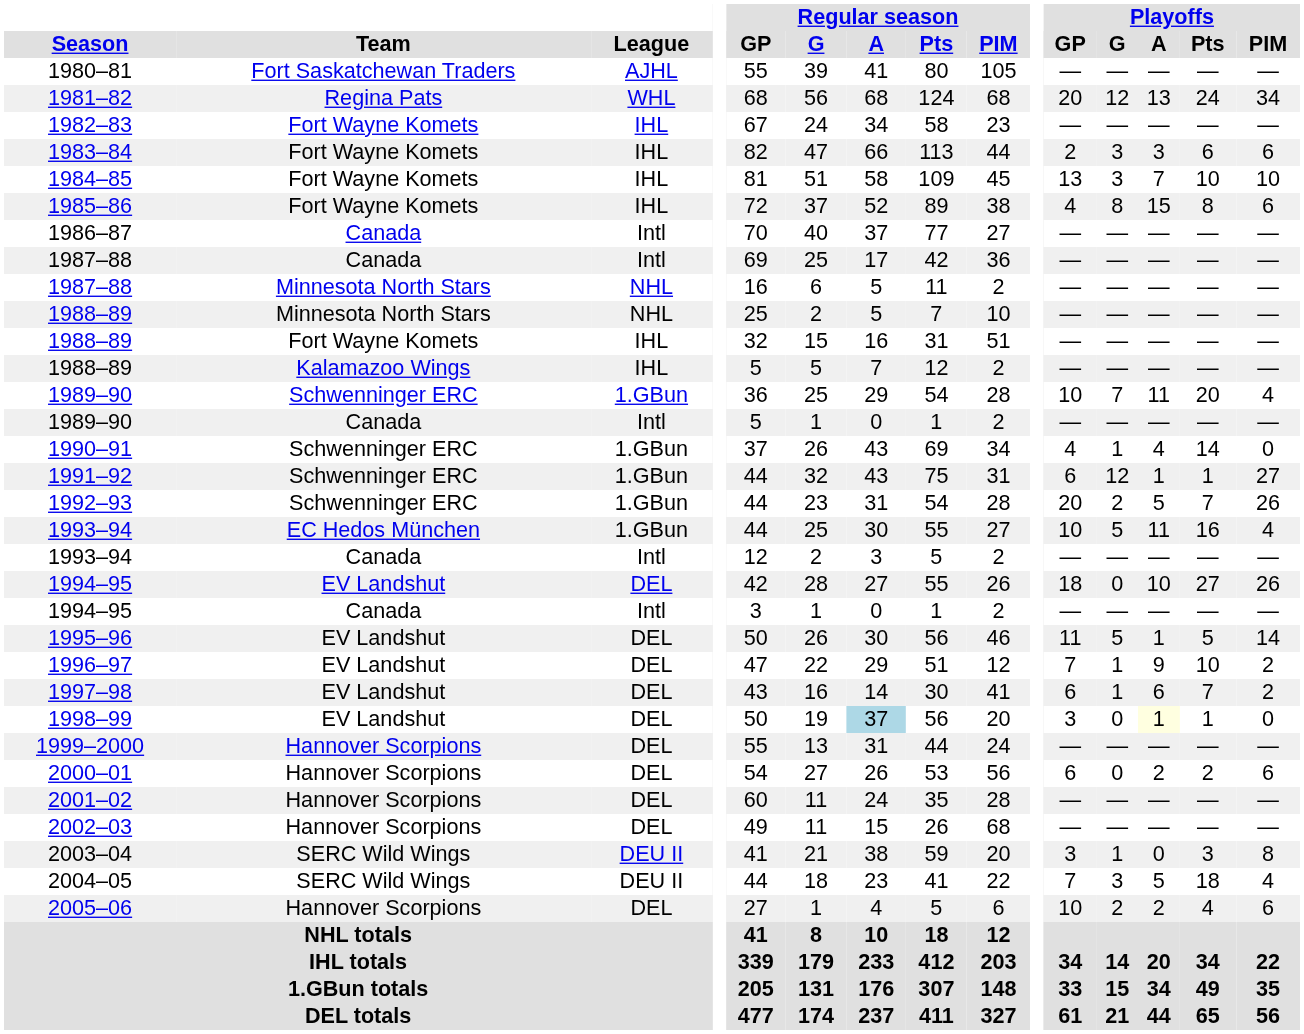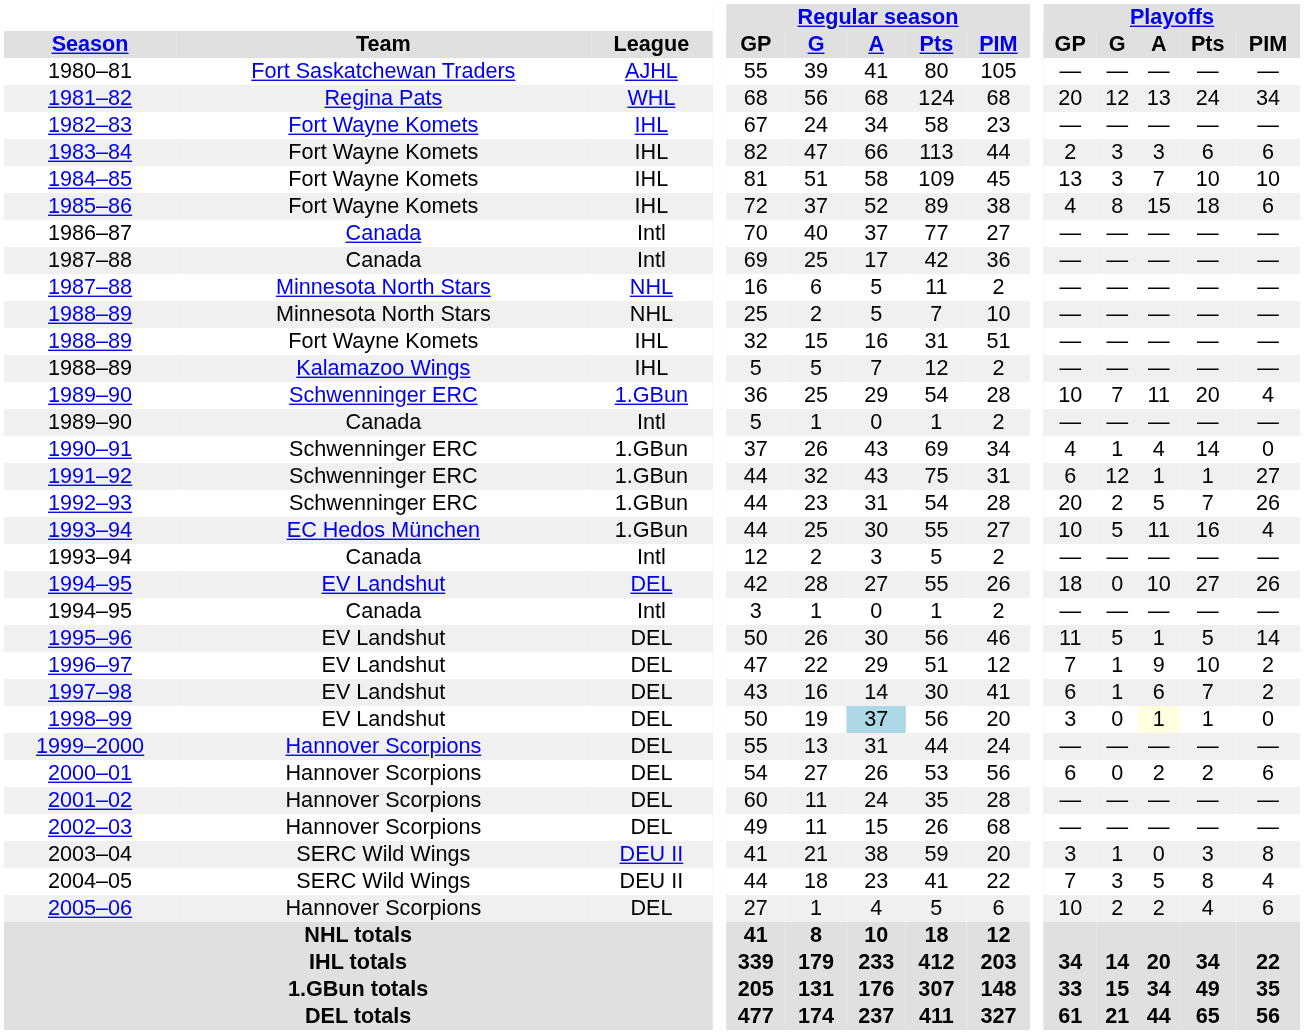(1208, 206) 8 -> (1208, 206) 18
(1208, 881) 18 -> (1208, 881) 8
